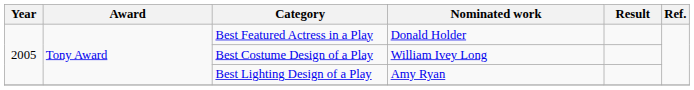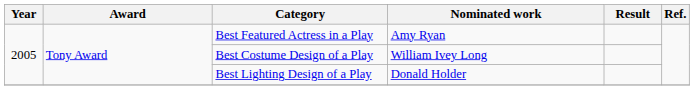(428, 34) Donald Holder -> (418, 34) Amy Ryan
(418, 74) Amy Ryan -> (428, 74) Donald Holder
